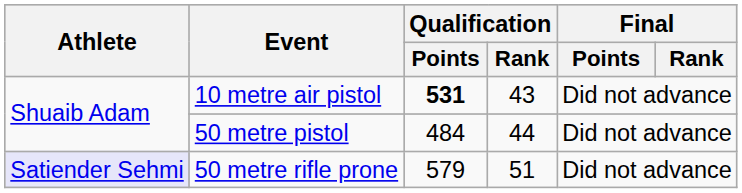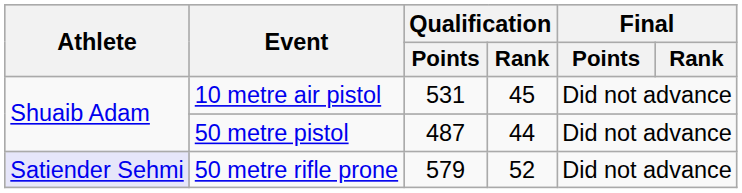(446, 96) bold -> (446, 96) normal
(522, 96) 43 -> (522, 96) 45
(446, 133) 484 -> (446, 133) 487
(522, 170) 51 -> (522, 170) 52
